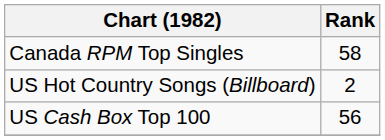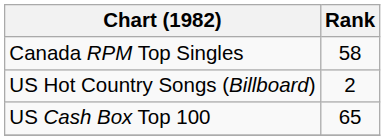(350, 118) 56 -> (350, 118) 65
